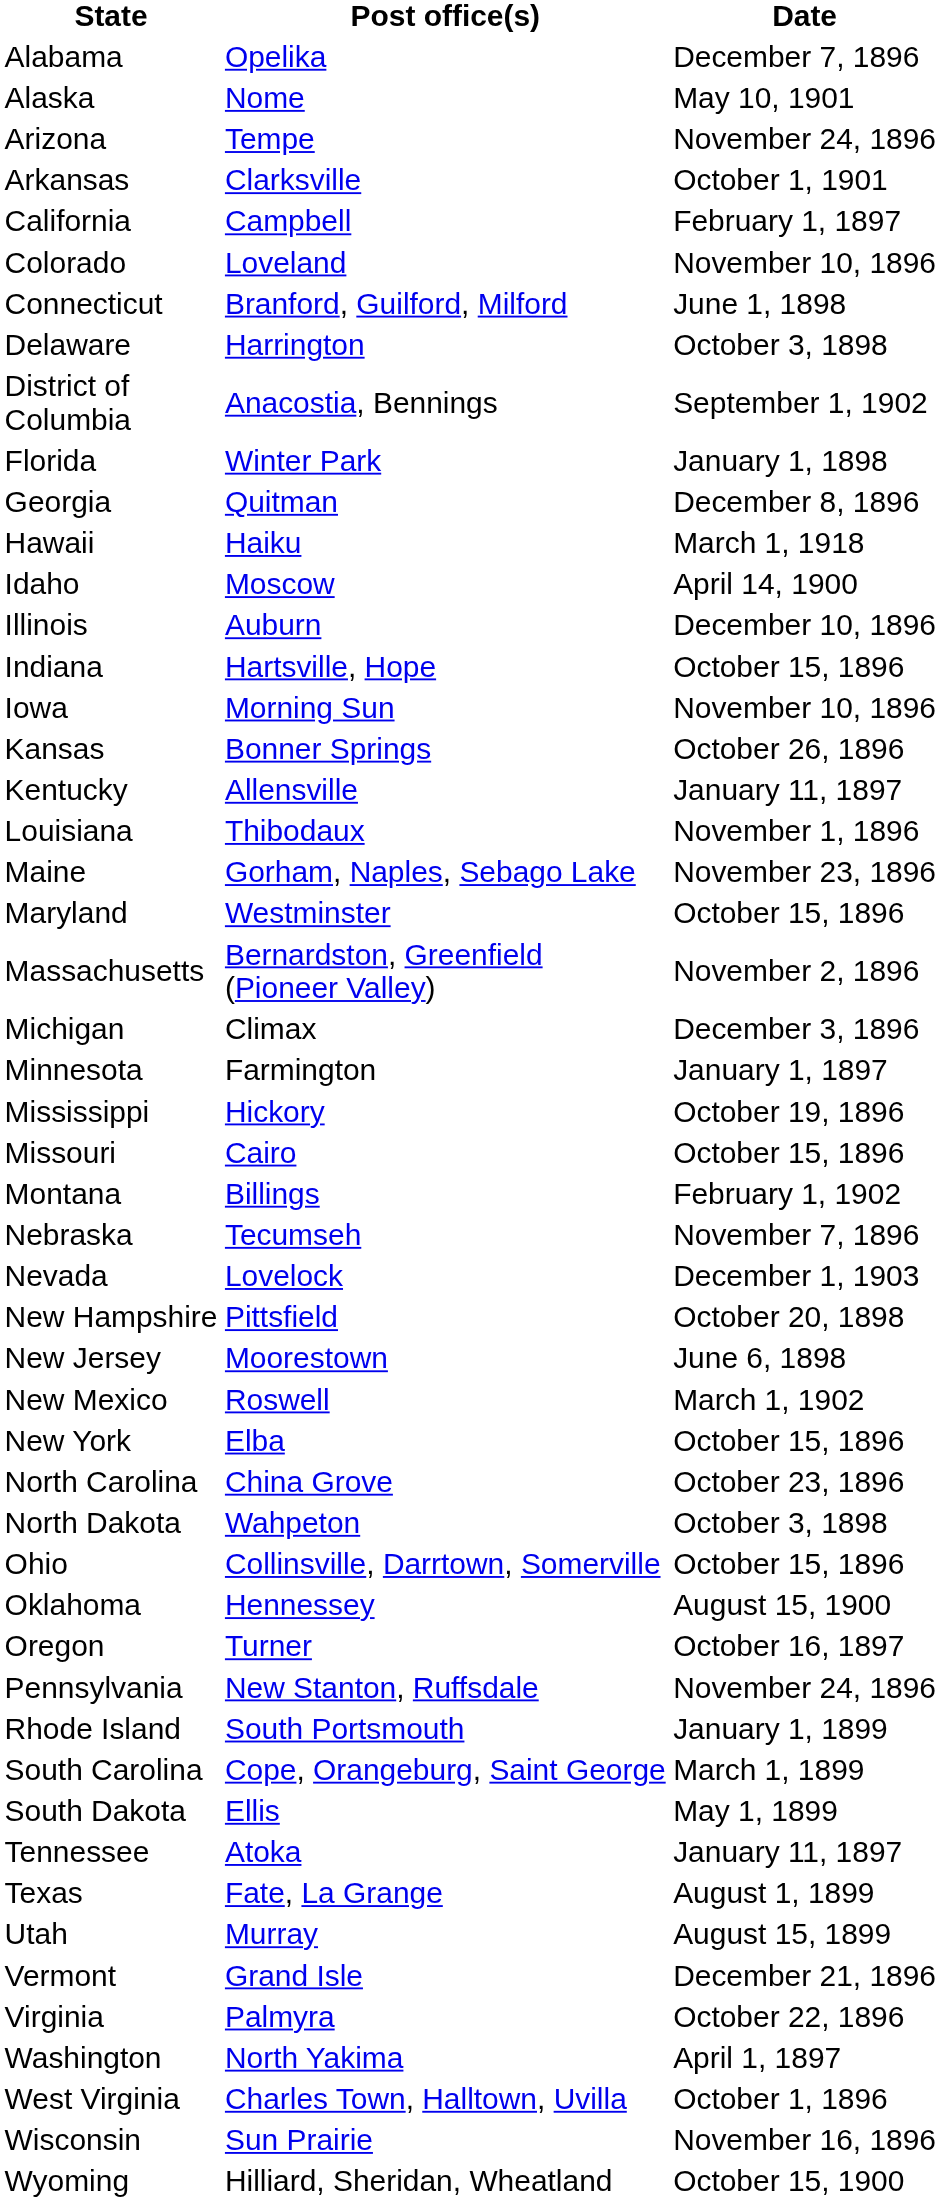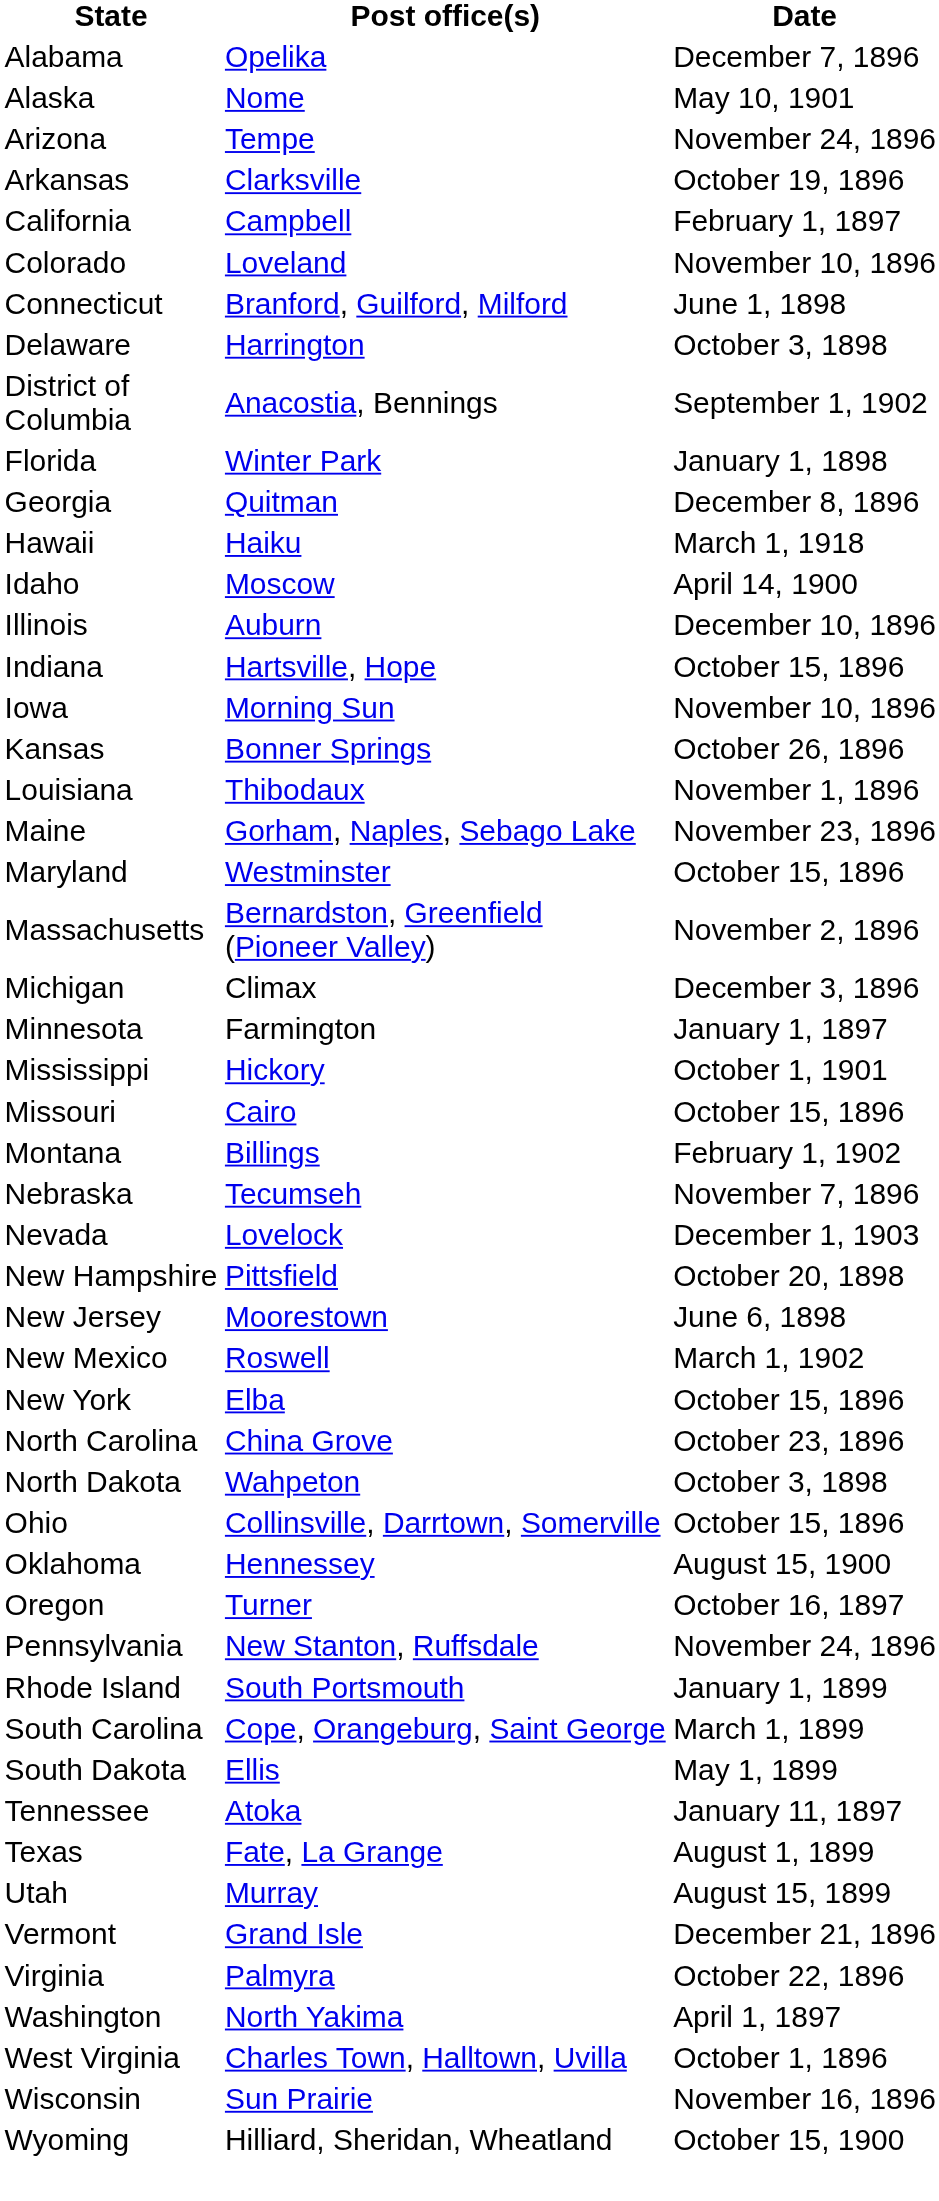(780, 180) October 1, 1901 -> (789, 180) October 19, 1896
- row: (66, 790)
(789, 1111) October 19, 1896 -> (780, 1070) October 1, 1901
